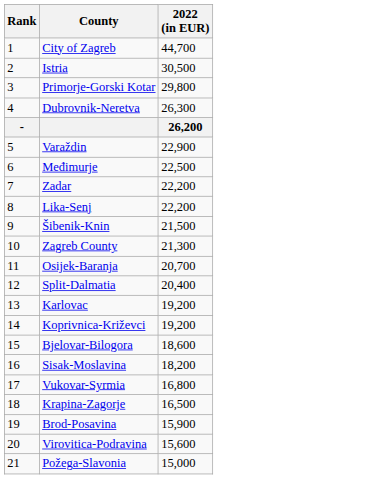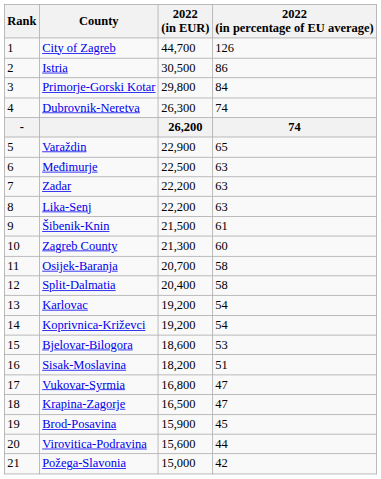+ column: (294, 21)
